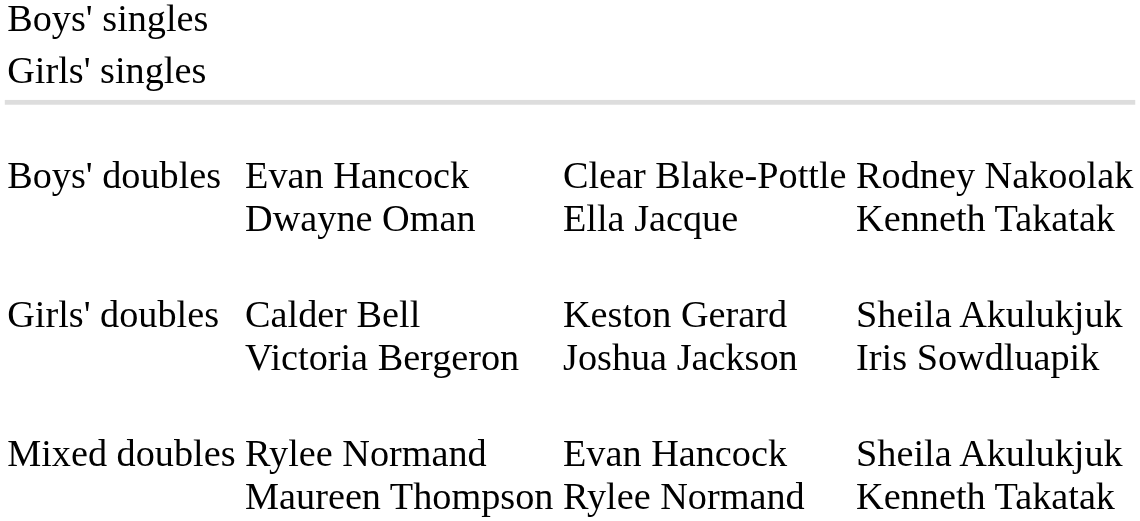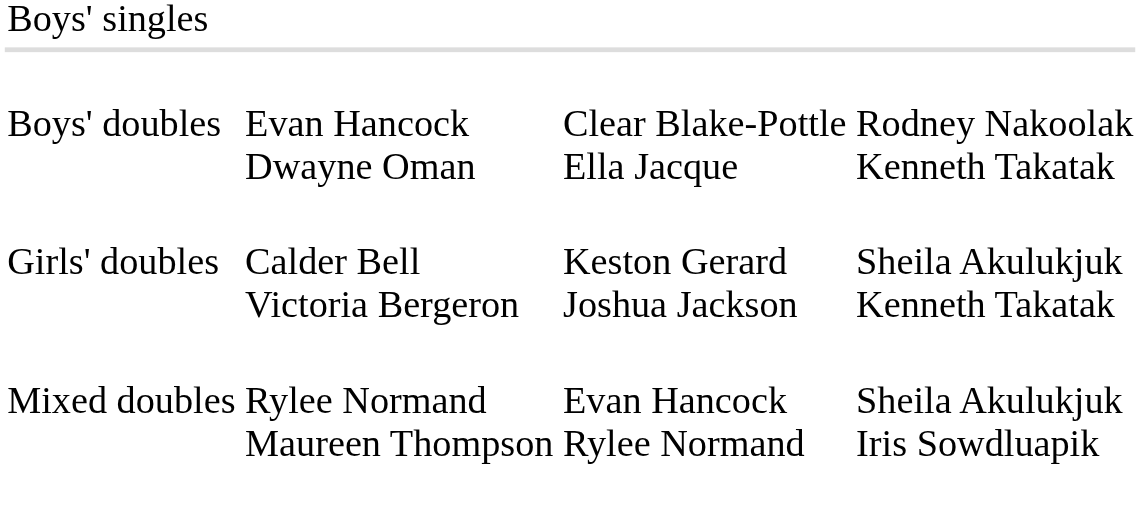- row: (107, 70)
(989, 335) Sheila Akulukjuk Iris Sowdluapik -> (989, 283) Sheila Akulukjuk Kenneth Takatak
(989, 474) Sheila Akulukjuk Kenneth Takatak -> (989, 421) Sheila Akulukjuk Iris Sowdluapik
